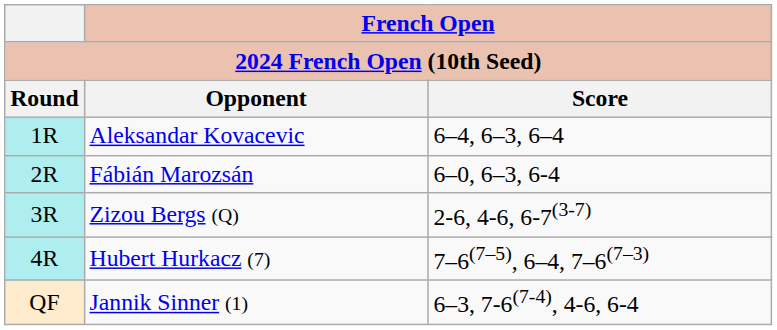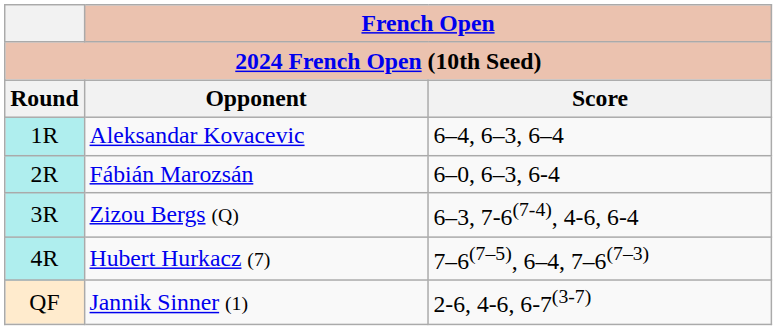(512, 214) 2-6, 4-6, 6-7(3-7) -> (536, 214) 6–3, 7-6(7-4), 4-6, 6-4
(536, 302) 6–3, 7-6(7-4), 4-6, 6-4 -> (512, 302) 2-6, 4-6, 6-7(3-7)
